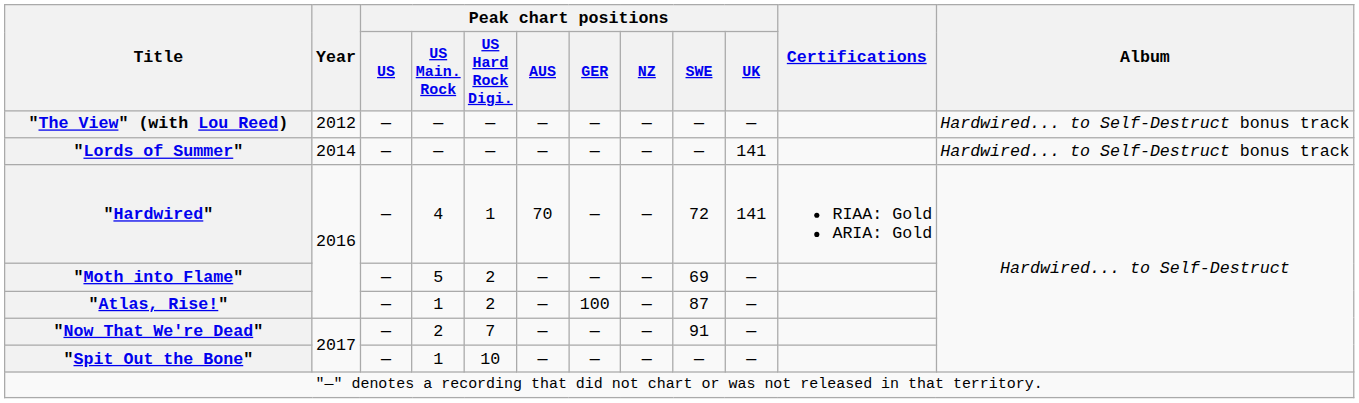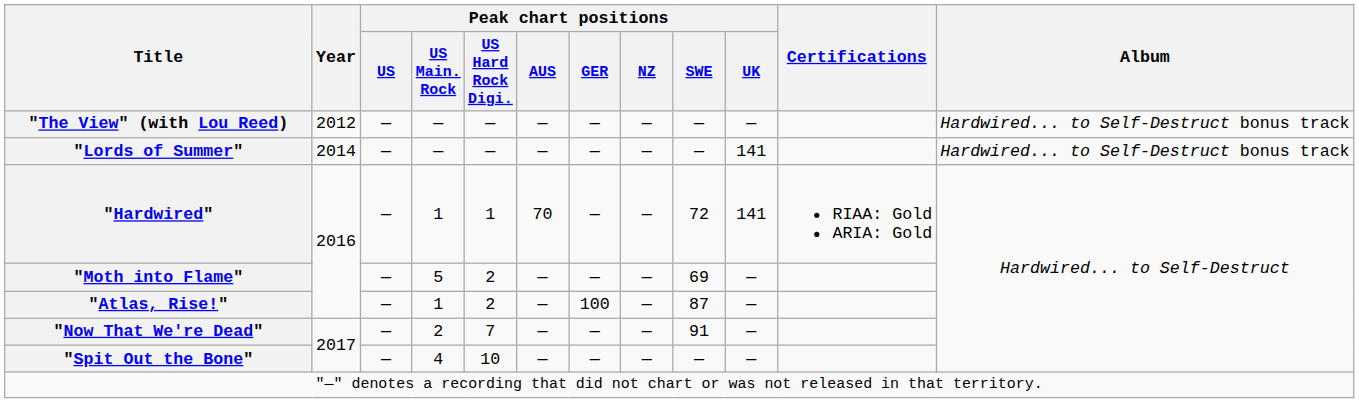(438, 214) 4 -> (438, 214) 1
(438, 359) 1 -> (438, 359) 4
